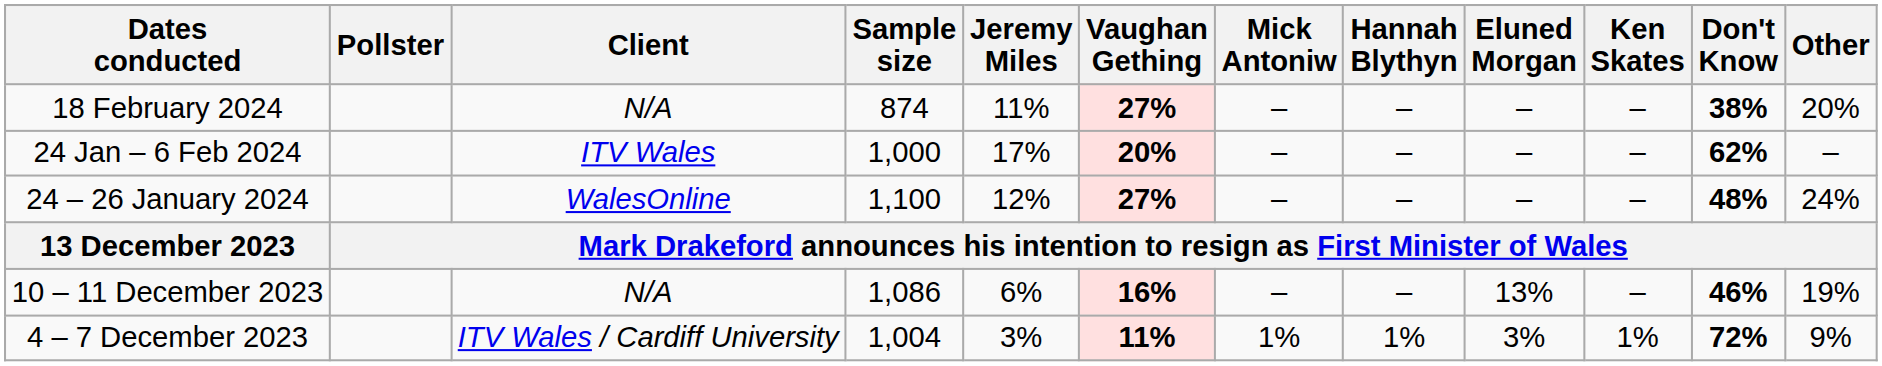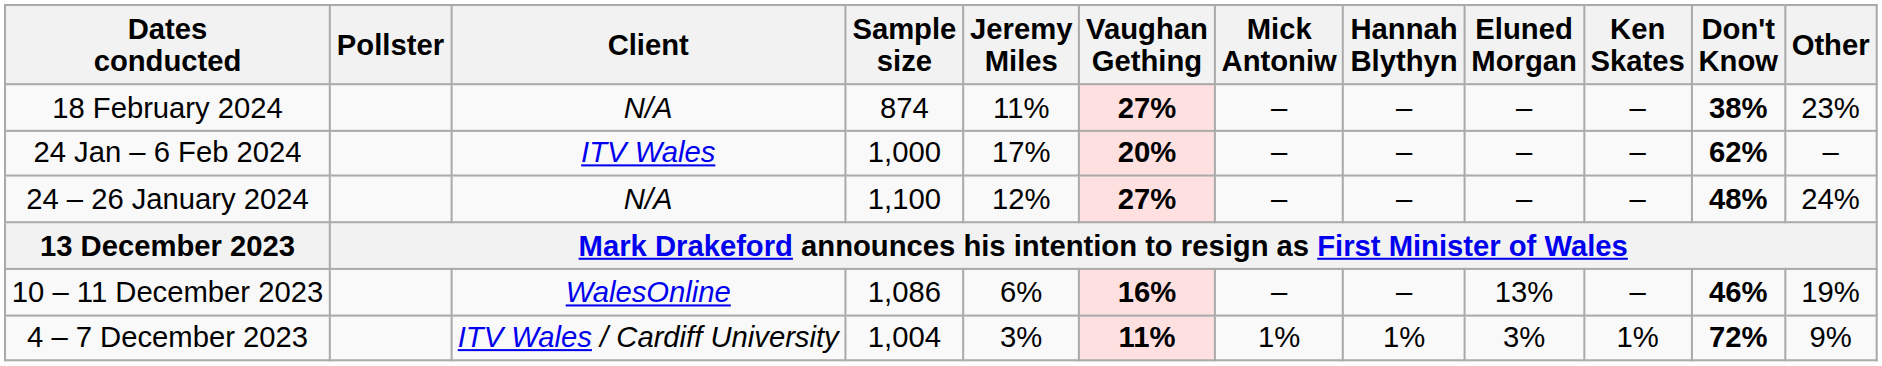(1831, 107) 20% -> (1831, 107) 23%
(648, 200) WalesOnline -> (648, 200) N/A
(648, 292) N/A -> (648, 292) WalesOnline
